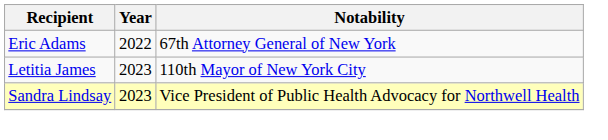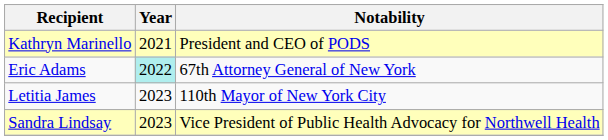+ row: (70, 43)
(135, 43) no background -> (156, 69) paleturquoise background
